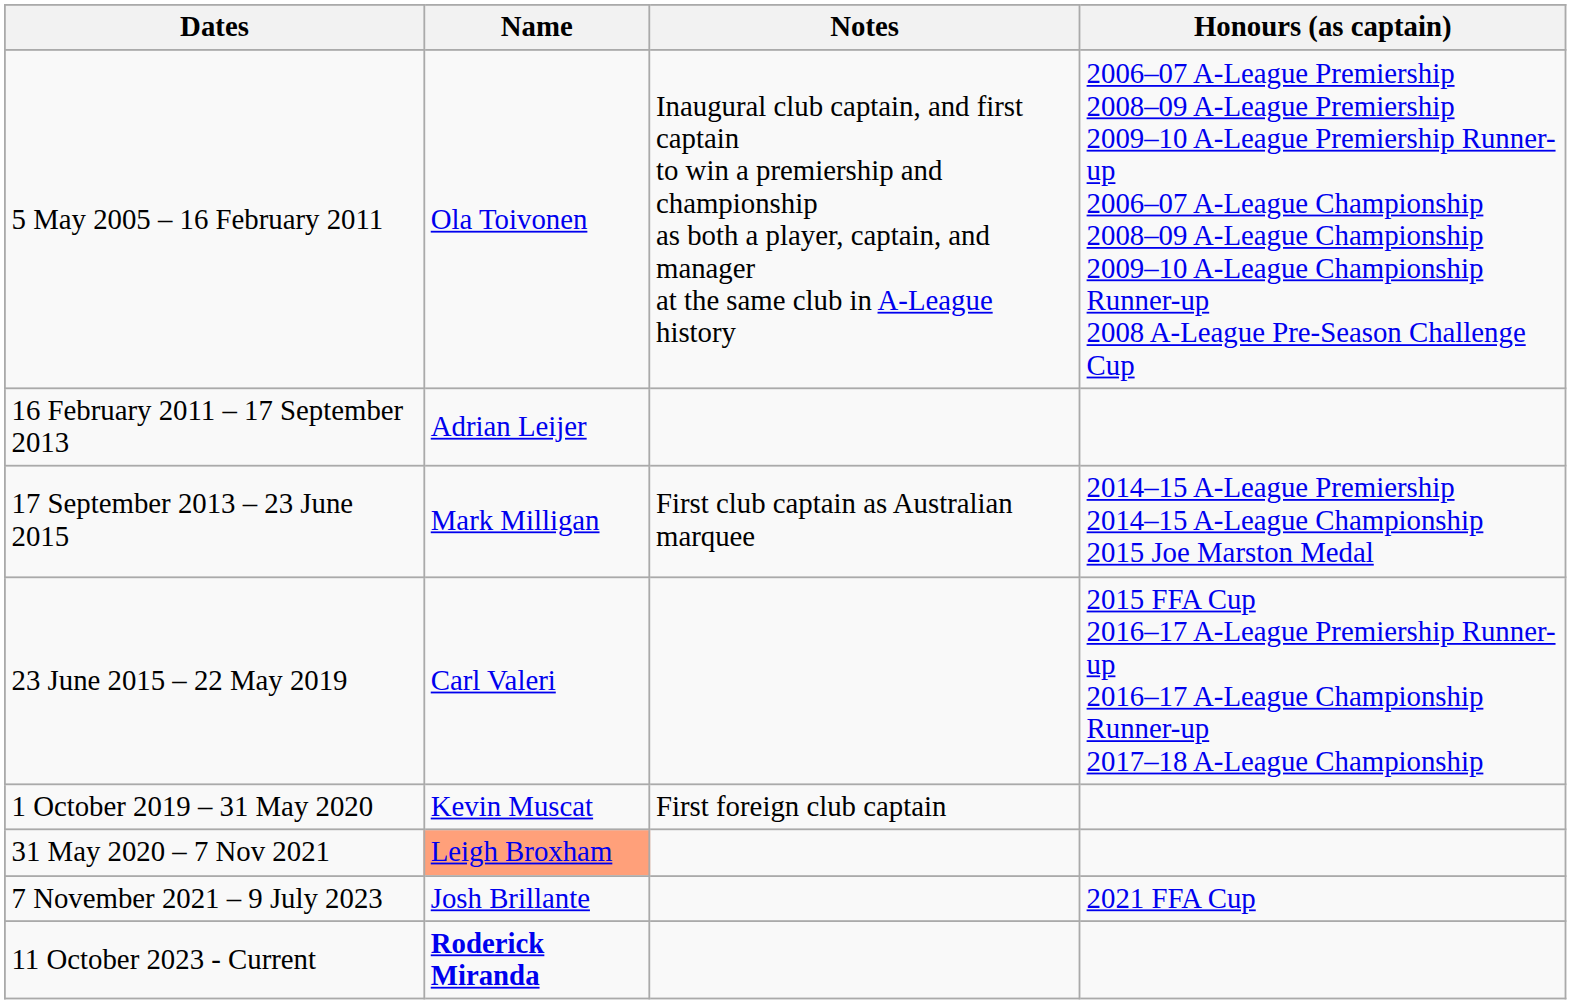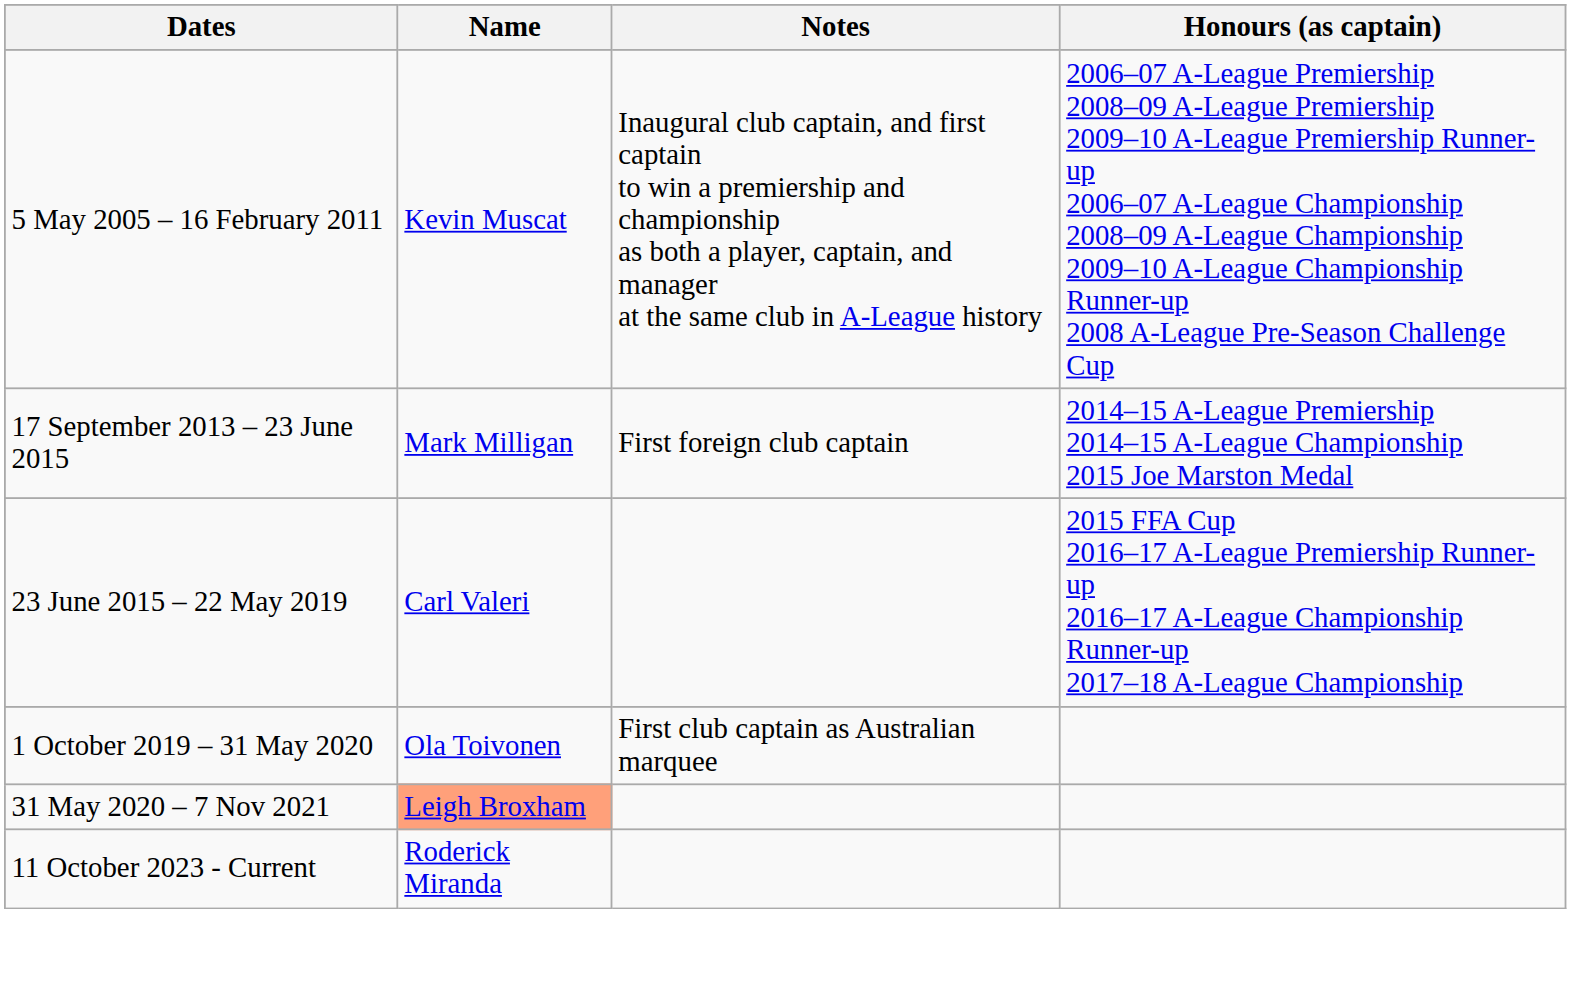(509, 218) Ola Toivonen -> (486, 218) Kevin Muscat
- row: (207, 426)
(834, 520) First club captain as Australian marquee -> (764, 442) First foreign club captain
(512, 806) Kevin Muscat -> (483, 744) Ola Toivonen
(801, 806) First foreign club captain -> (797, 744) First club captain as Australian marquee
- row: (197, 897)
(488, 959) bold -> (457, 868) normal
